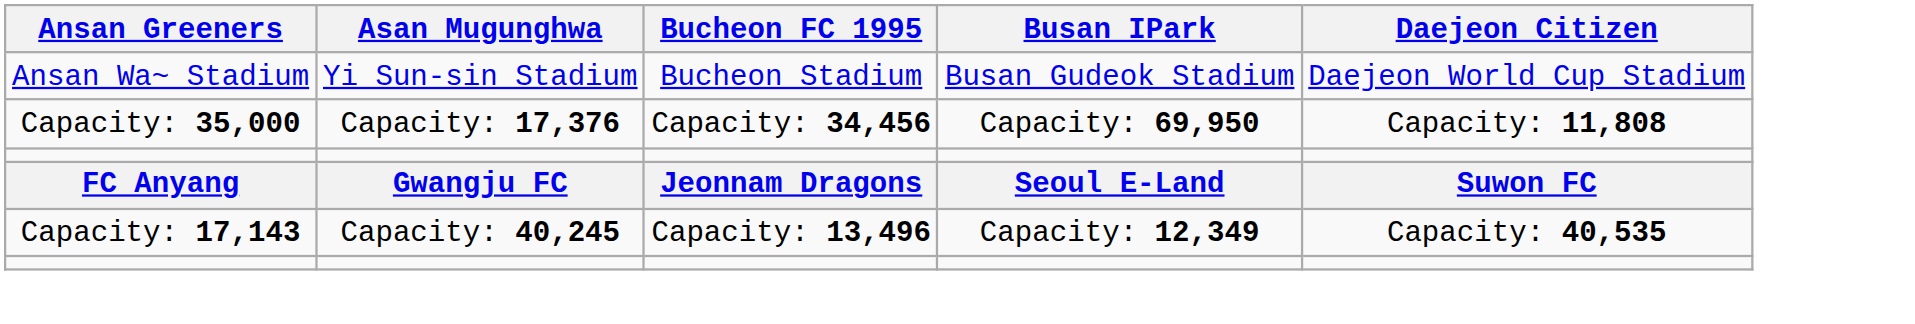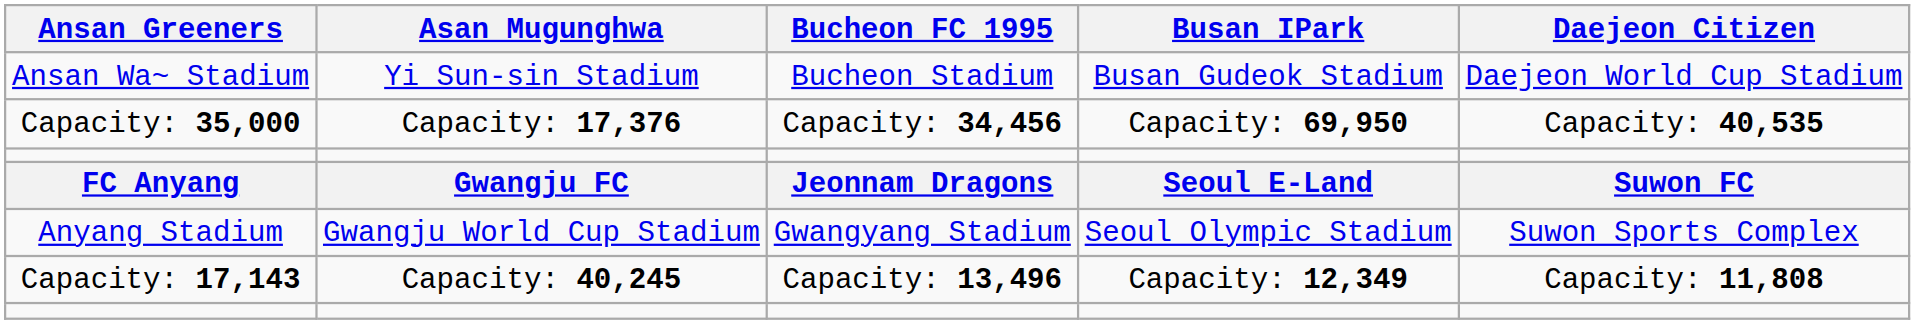(1527, 124) Capacity: 11,808 -> (1684, 124) Capacity: 40,535
+ row: (161, 233)
(1527, 233) Capacity: 40,535 -> (1684, 280) Capacity: 11,808
